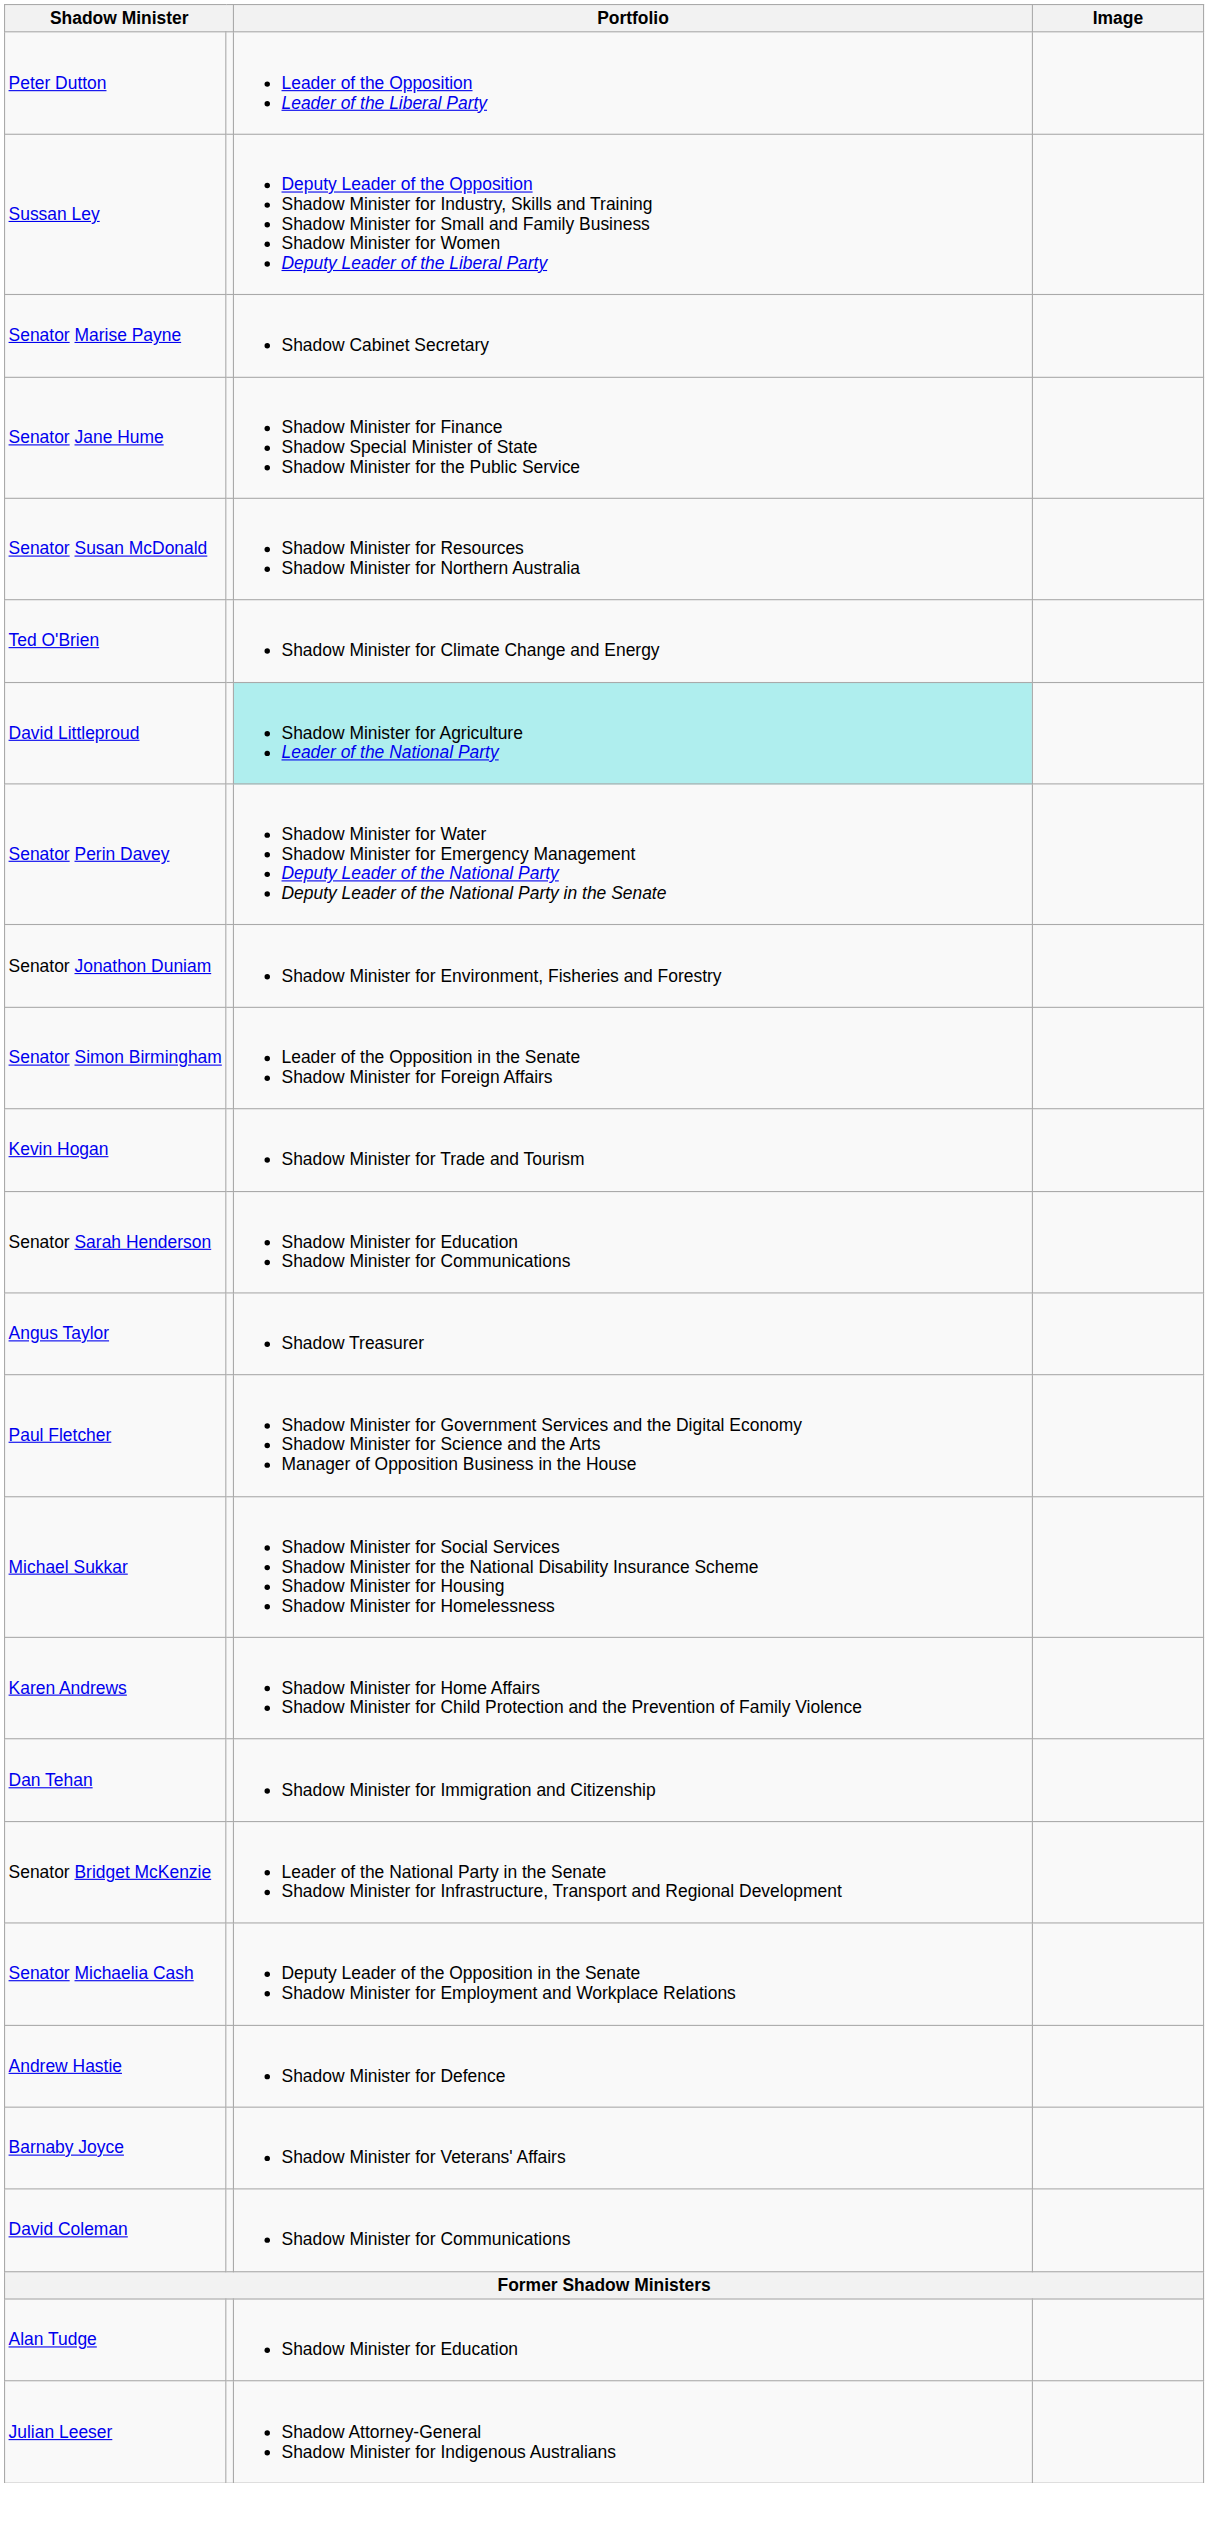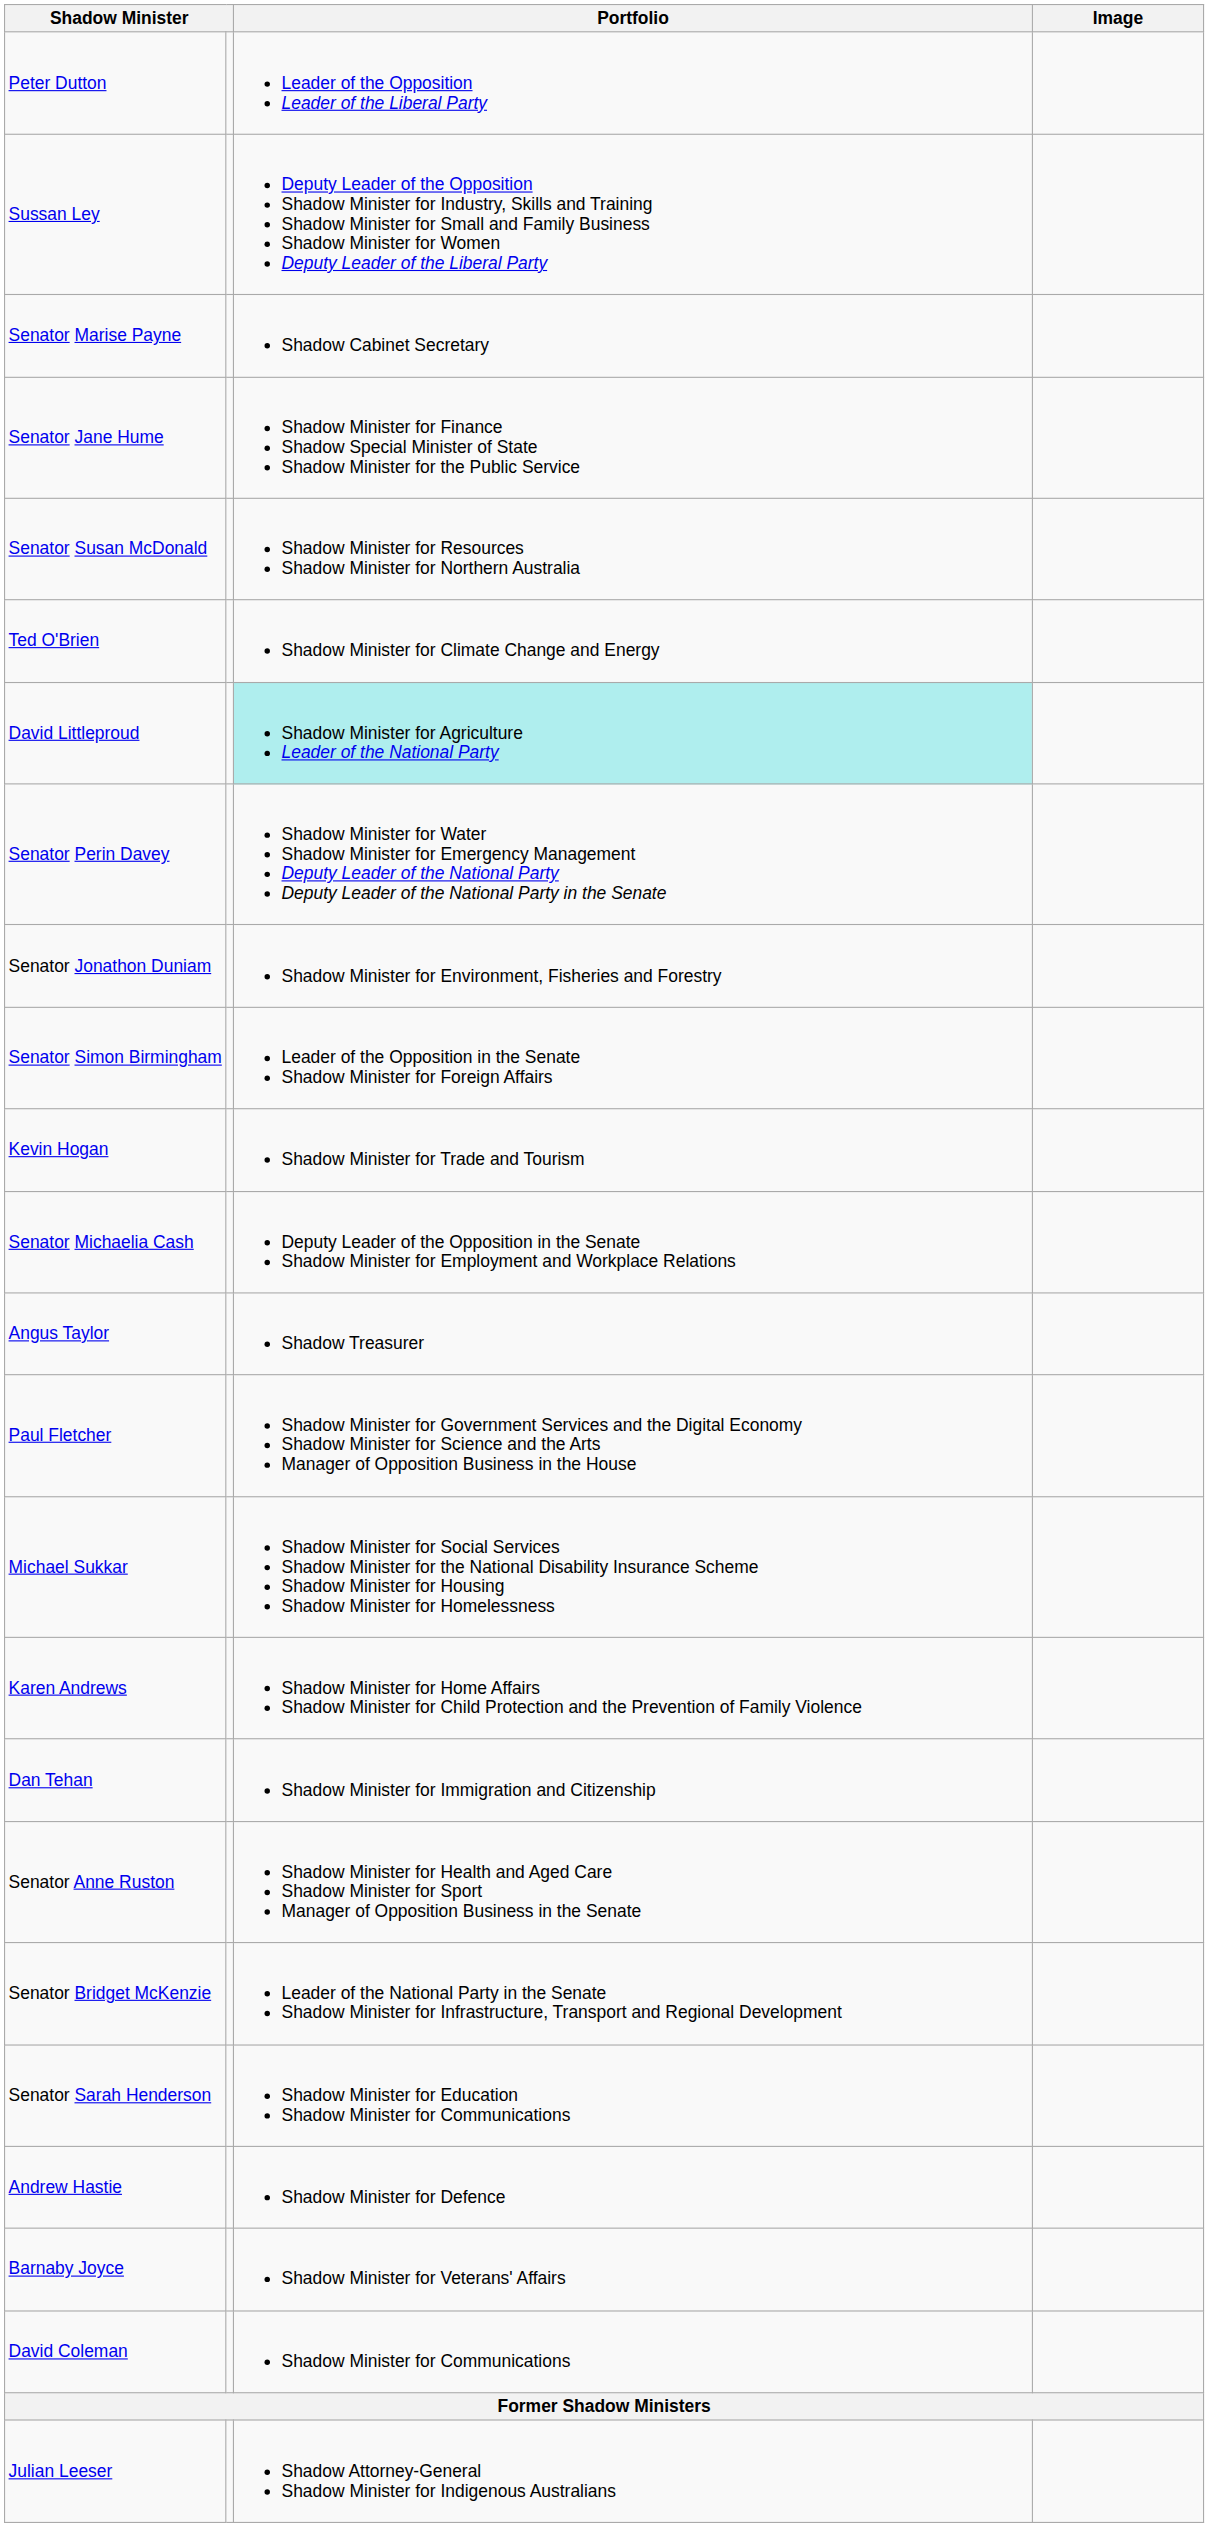rows swapped: (101, 1973) <-> (110, 1241)
+ row: (91, 1881)
- row: (53, 2340)
